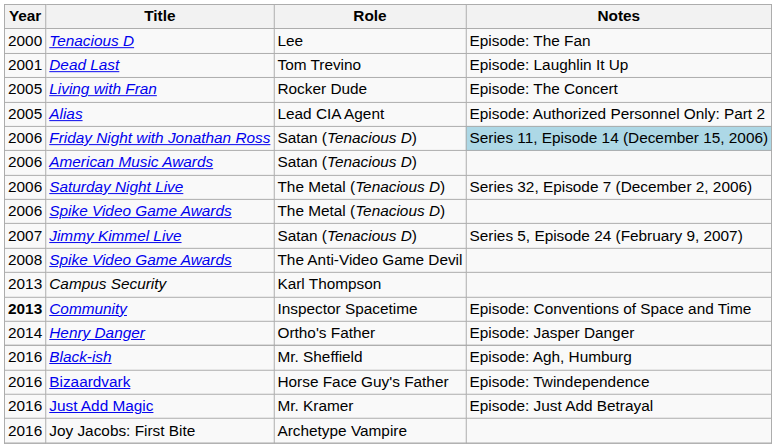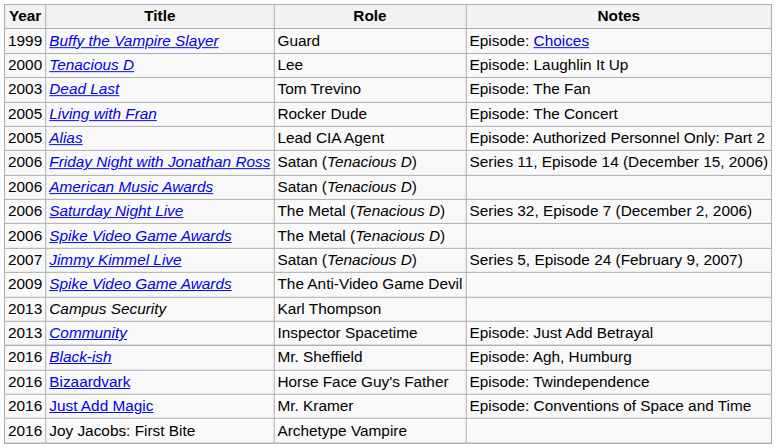+ row: (134, 41)
(530, 41) Episode: The Fan -> (549, 65) Episode: Laughlin It Up
(25, 65) 2001 -> (25, 89) 2003
(549, 65) Episode: Laughlin It Up -> (530, 89) Episode: The Fan
(619, 138) lightblue background -> (619, 162) no background
(25, 260) 2008 -> (25, 284) 2009
(25, 308) bold -> (25, 333) normal
(610, 308) Episode: Conventions of Space and Time -> (561, 333) Episode: Just Add Betrayal
- row: (97, 333)
(561, 406) Episode: Just Add Betrayal -> (610, 406) Episode: Conventions of Space and Time
